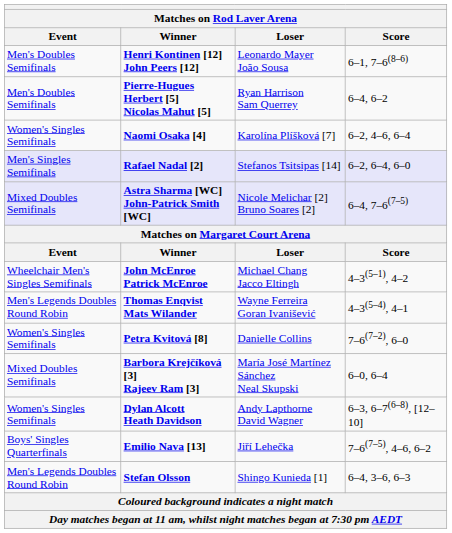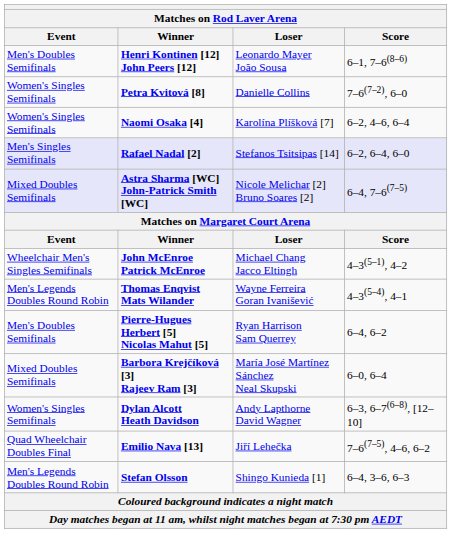rows swapped: (166, 338) <-> (167, 98)
(38, 446) Boys' Singles Quarterfinals -> (47, 446) Quad Wheelchair Doubles Final
